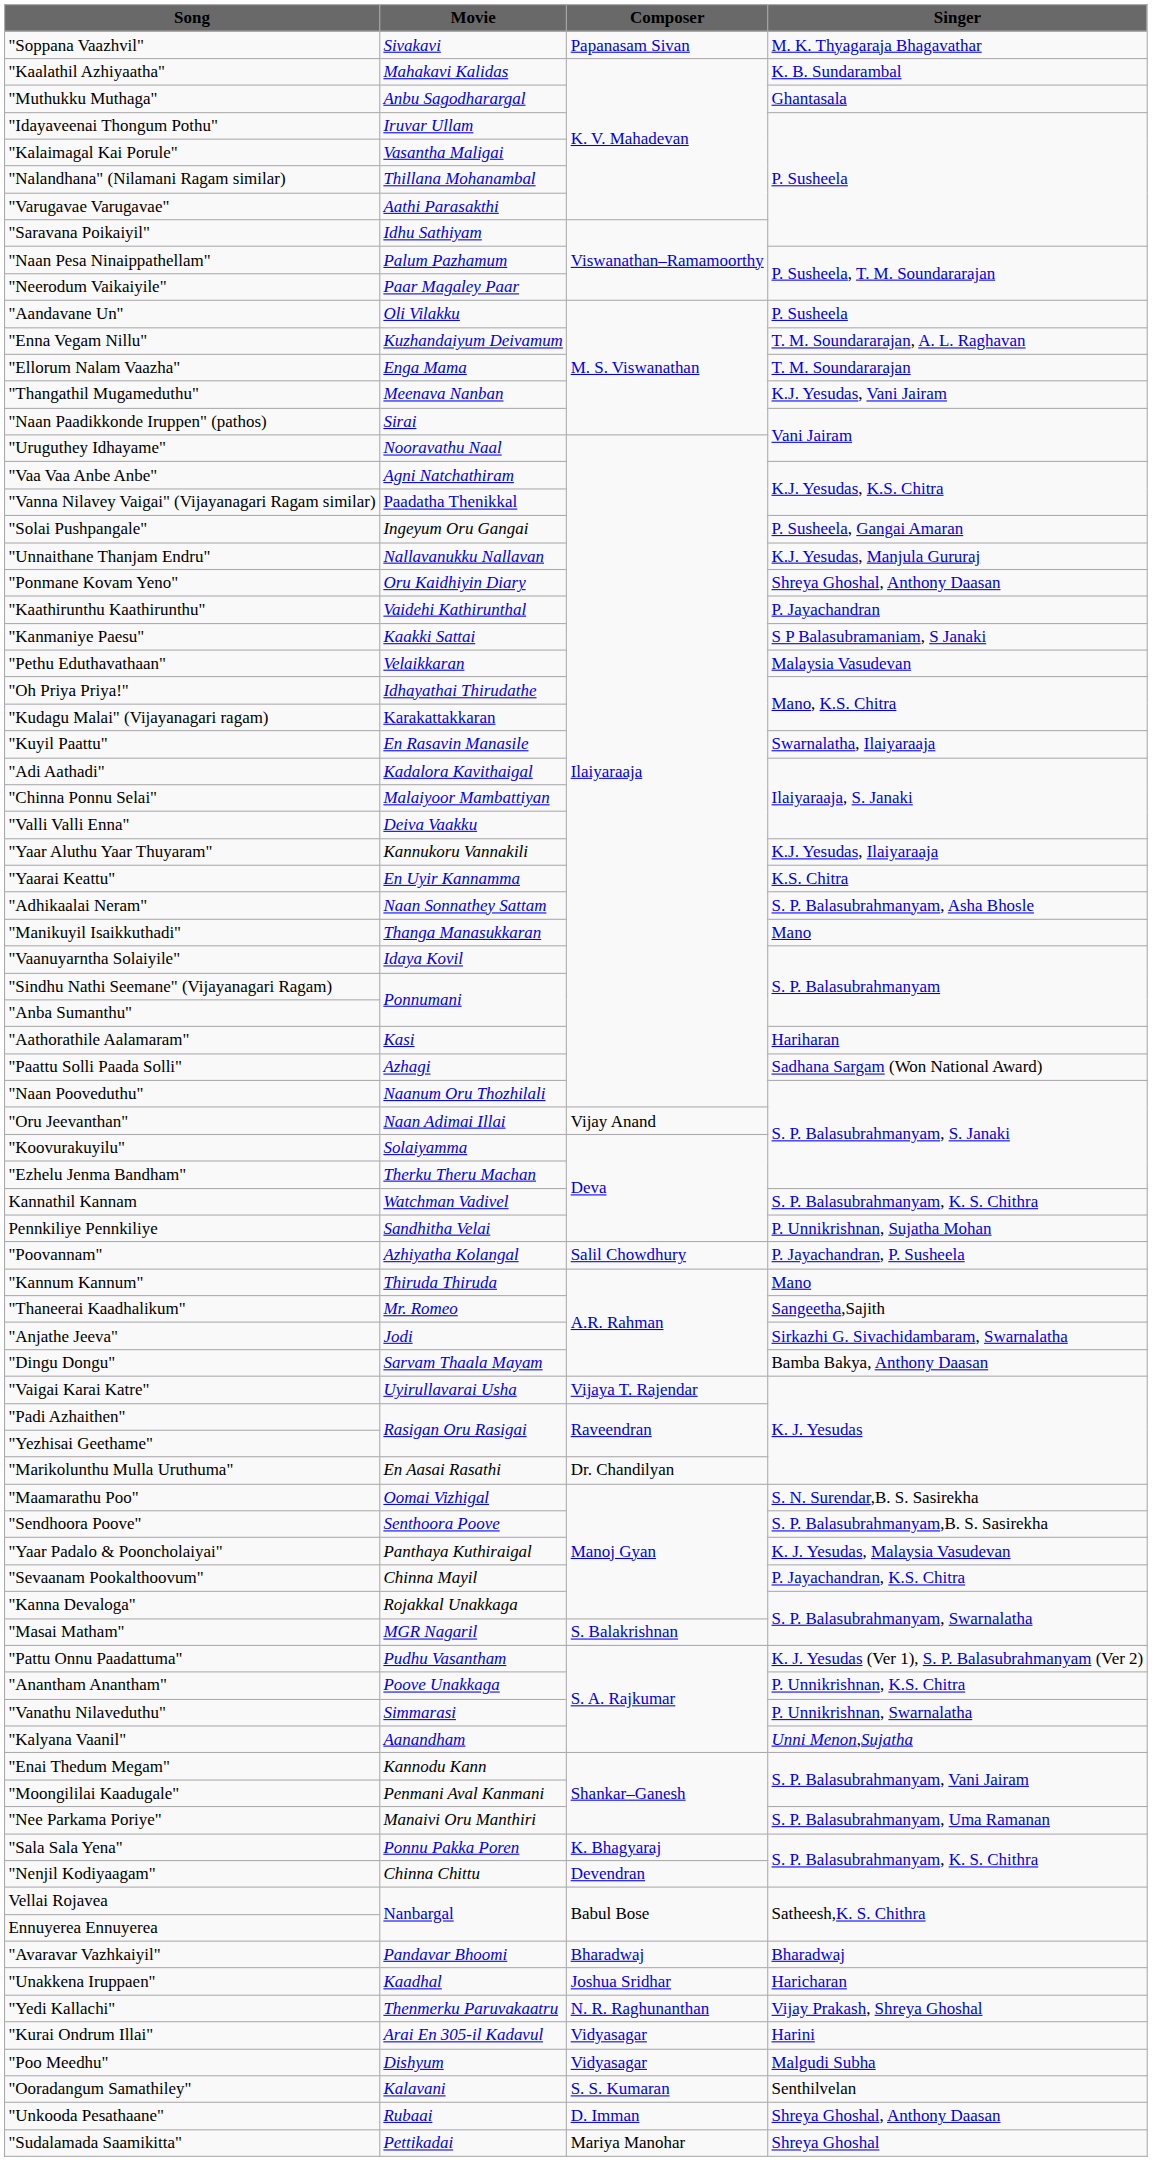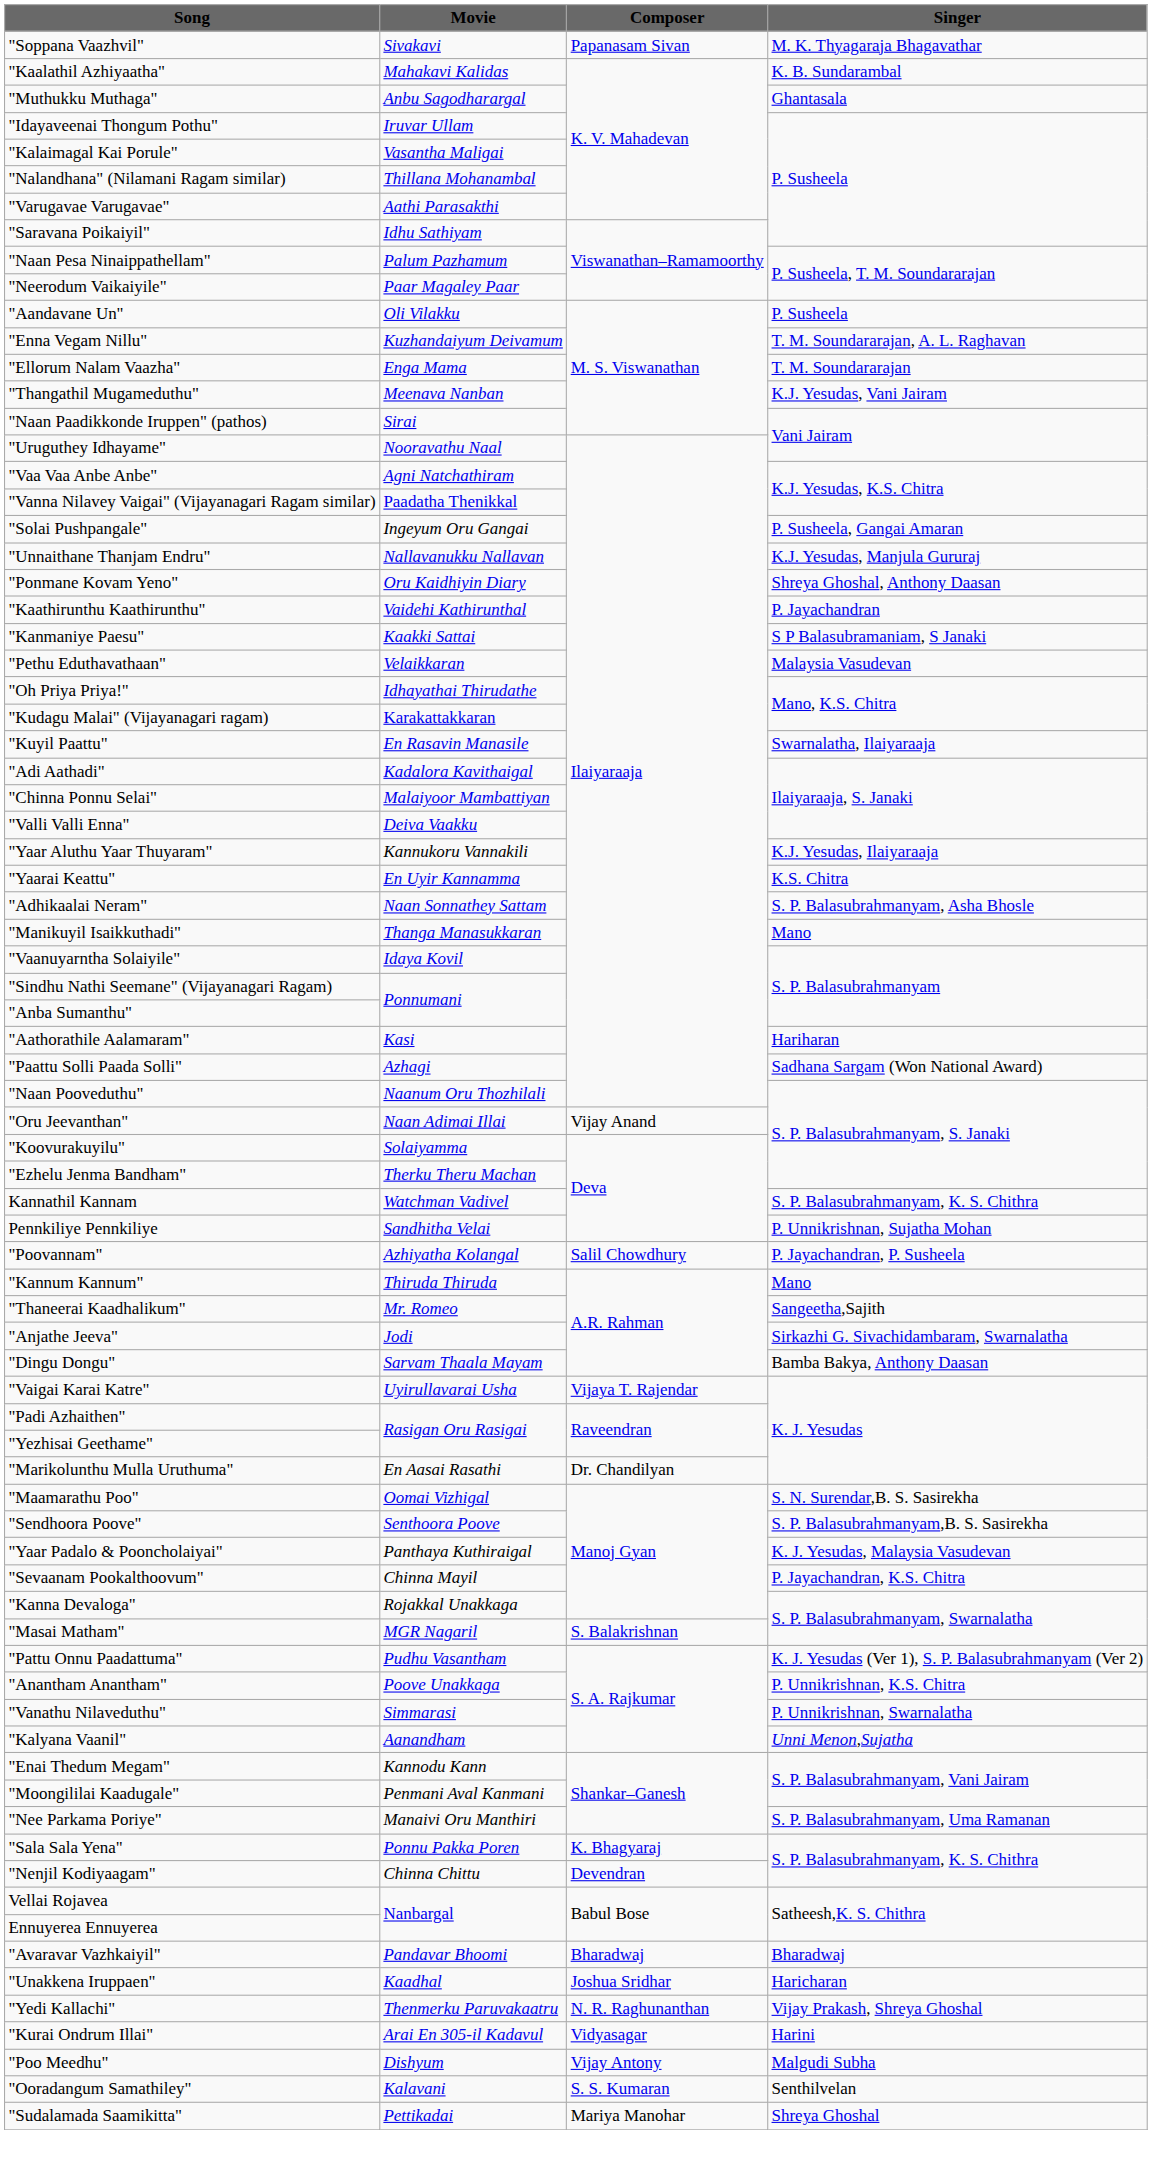(609, 2062) Vidyasagar -> (616, 2062) Vijay Antony
- row: (86, 2115)
